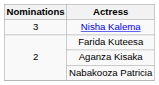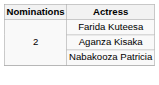- row: (111, 27)
